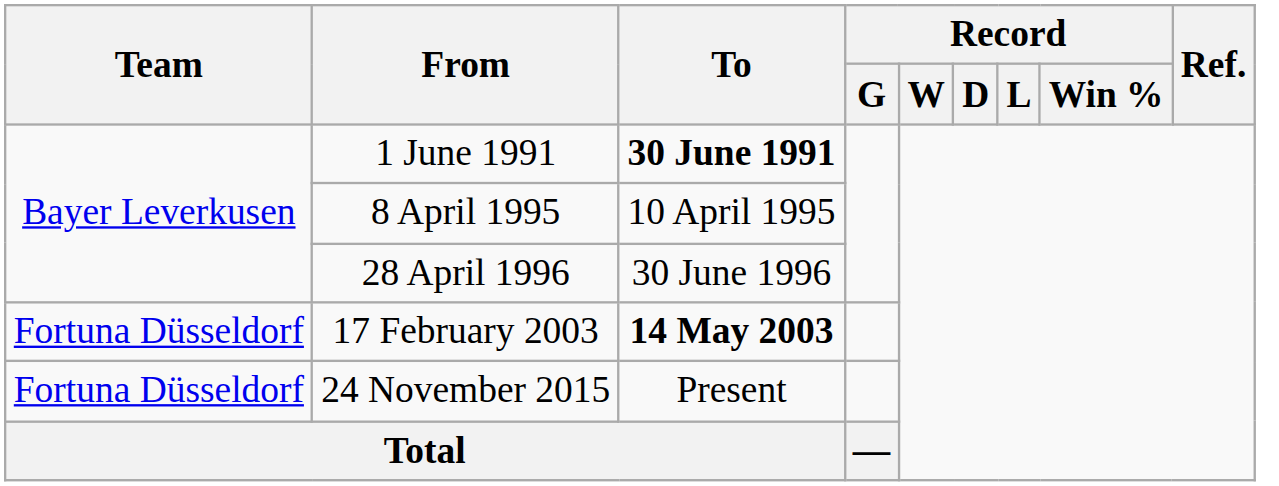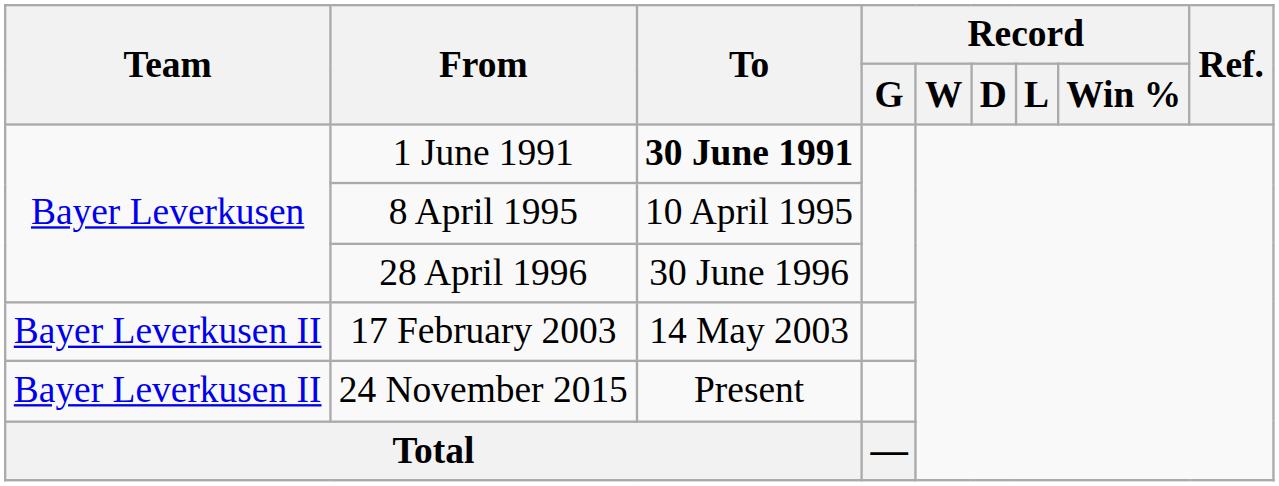(159, 331) Fortuna Düsseldorf -> (168, 331) Bayer Leverkusen II
(732, 331) bold -> (749, 331) normal
(159, 390) Fortuna Düsseldorf -> (168, 390) Bayer Leverkusen II
